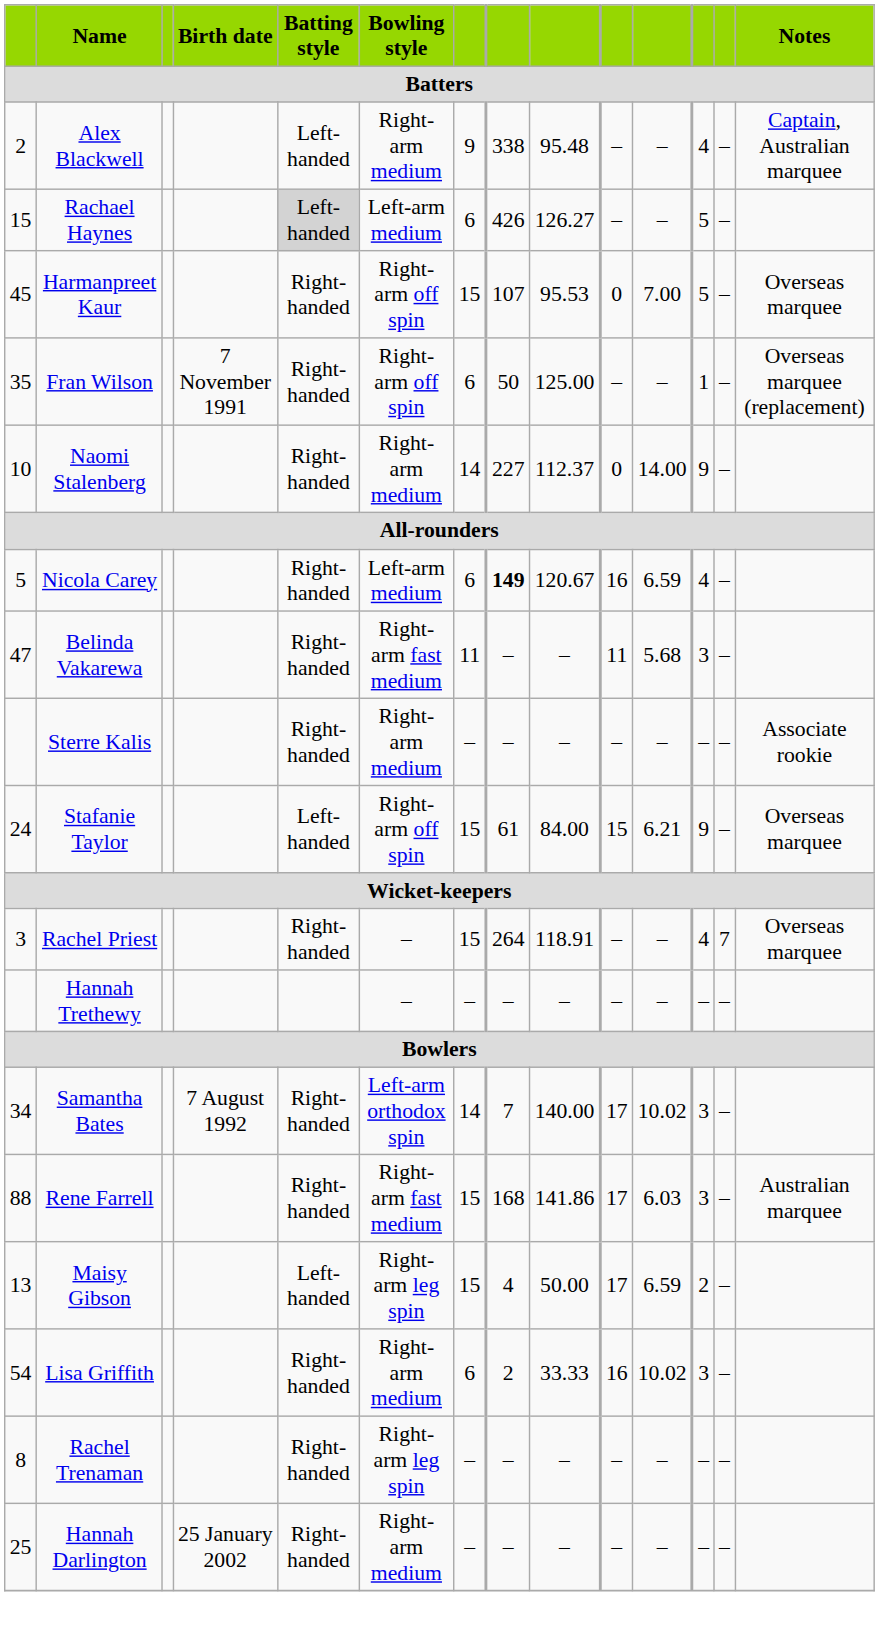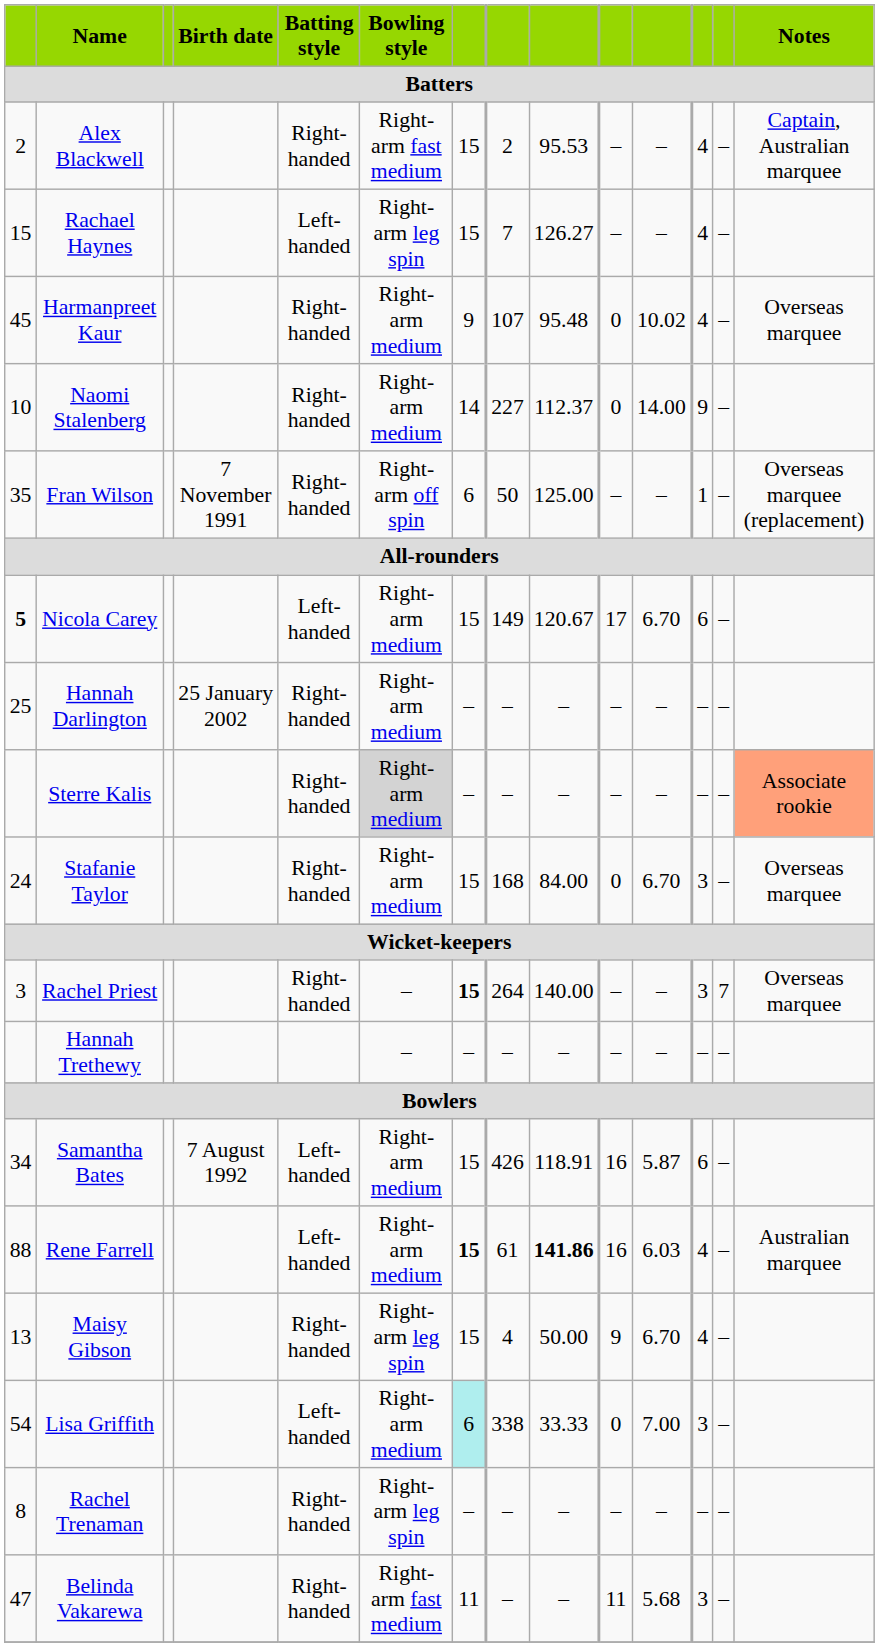(318, 145) Left-handed -> (319, 145) Right-handed
(406, 145) Right-arm medium -> (406, 145) Right-arm fast medium
(470, 145) 9 -> (469, 145) 15
(508, 145) 338 -> (507, 145) 2
(565, 145) 95.48 -> (564, 145) 95.53
(318, 220) lightgrey background -> (319, 233) no background
(406, 220) Left-arm medium -> (406, 233) Right-arm leg spin
(470, 220) 6 -> (469, 233) 15
(508, 220) 426 -> (507, 233) 7
(704, 220) 5 -> (703, 233) 4
(406, 294) Right-arm off spin -> (406, 320) Right-arm medium
(470, 294) 15 -> (469, 320) 9
(565, 294) 95.53 -> (564, 320) 95.48
(662, 294) 7.00 -> (661, 320) 10.02
(704, 294) 5 -> (703, 320) 4
rows swapped: (100, 469) <-> (100, 381)
(21, 579) normal -> (21, 618) bold
(318, 579) Right-handed -> (319, 618) Left-handed
(406, 579) Left-arm medium -> (406, 618) Right-arm medium
(470, 579) 6 -> (469, 618) 15
(508, 579) bold -> (507, 618) normal
(617, 579) 16 -> (616, 618) 17
(662, 579) 6.59 -> (661, 618) 6.70
(704, 579) 4 -> (703, 618) 6
rows swapped: (100, 1547) <-> (100, 654)
(406, 741) no background -> (406, 792) lightgrey background
(804, 741) no background -> (804, 792) lightsalmon background
(318, 828) Left-handed -> (319, 880) Right-handed
(406, 828) Right-arm off spin -> (406, 880) Right-arm medium
(508, 828) 61 -> (507, 880) 168
(617, 828) 15 -> (616, 880) 0
(662, 828) 6.21 -> (661, 880) 6.70
(704, 828) 9 -> (703, 880) 3
(470, 938) normal -> (469, 990) bold
(565, 938) 118.91 -> (564, 990) 140.00
(704, 938) 4 -> (703, 990) 3
(318, 1110) Right-handed -> (319, 1162) Left-handed
(406, 1110) Left-arm orthodox spin -> (406, 1162) Right-arm medium
(470, 1110) 14 -> (469, 1162) 15
(508, 1110) 7 -> (507, 1162) 426
(565, 1110) 140.00 -> (564, 1162) 118.91
(617, 1110) 17 -> (616, 1162) 16
(662, 1110) 10.02 -> (661, 1162) 5.87
(704, 1110) 3 -> (703, 1162) 6
(318, 1198) Right-handed -> (319, 1249) Left-handed
(406, 1198) Right-arm fast medium -> (406, 1249) Right-arm medium
(470, 1198) normal -> (469, 1249) bold
(508, 1198) 168 -> (507, 1249) 61
(565, 1198) normal -> (564, 1249) bold
(617, 1198) 17 -> (616, 1249) 16
(704, 1198) 3 -> (703, 1249) 4
(318, 1285) Left-handed -> (319, 1336) Right-handed
(617, 1285) 17 -> (616, 1336) 9
(662, 1285) 6.59 -> (661, 1336) 6.70
(704, 1285) 2 -> (703, 1336) 4
(318, 1372) Right-handed -> (319, 1424) Left-handed
(470, 1372) no background -> (469, 1424) paleturquoise background
(508, 1372) 2 -> (507, 1424) 338
(617, 1372) 16 -> (616, 1424) 0
(662, 1372) 10.02 -> (661, 1424) 7.00
